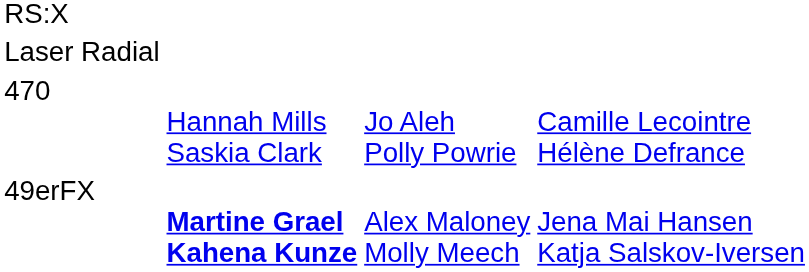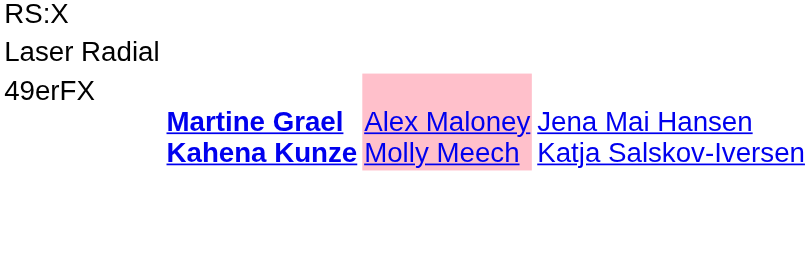- row: (27, 90)
(447, 237) no background -> (447, 137) pink background
